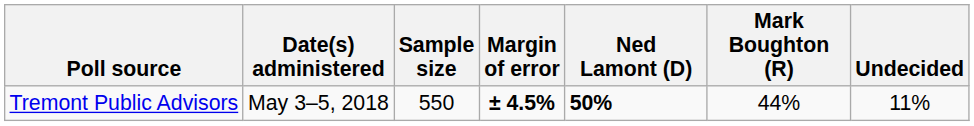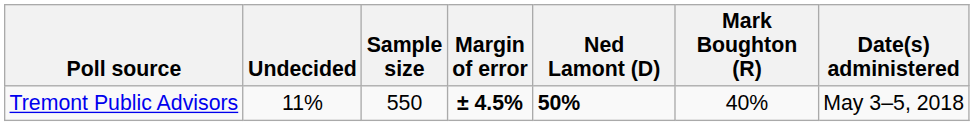columns swapped: (318, 57) <-> (910, 69)
(779, 103) 44% -> (747, 103) 40%
